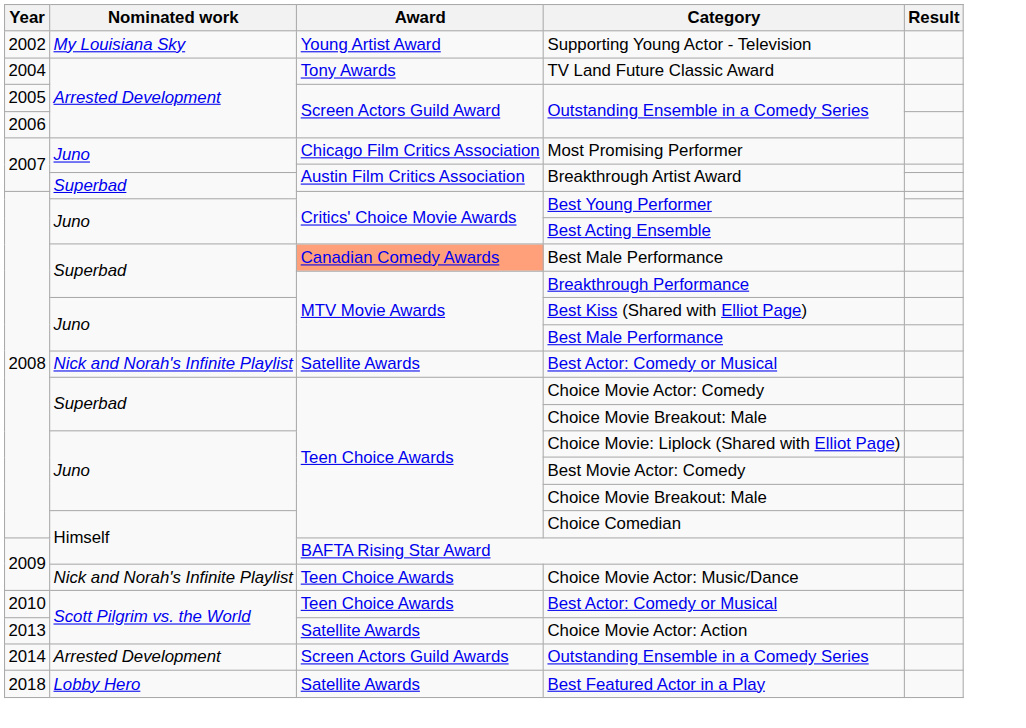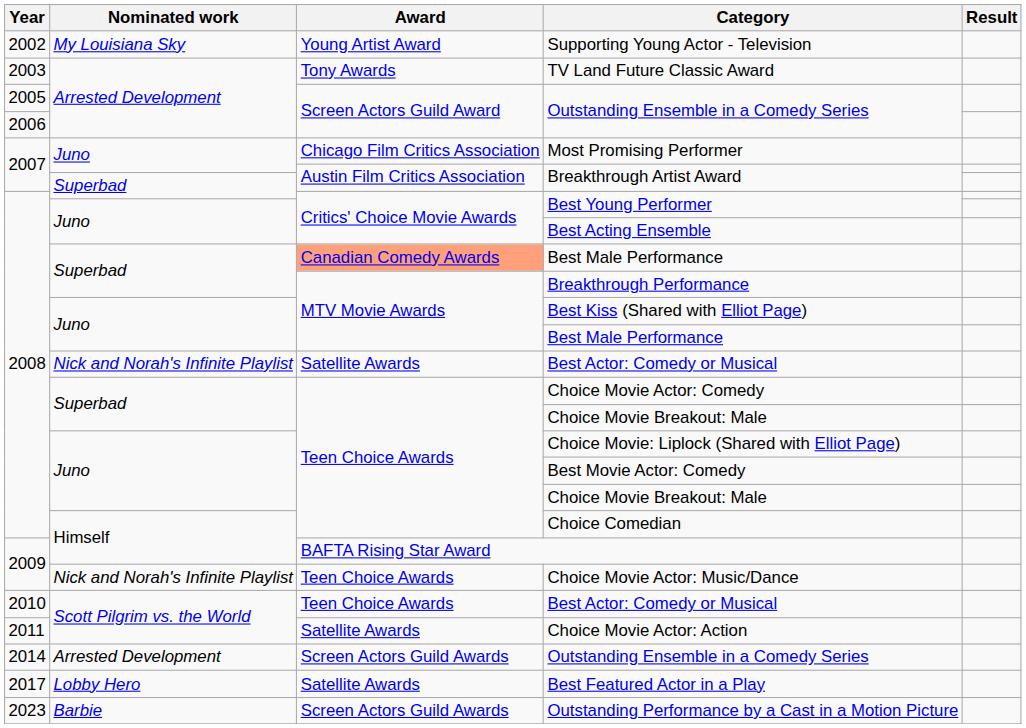(27, 71) 2004 -> (27, 71) 2003
(27, 630) 2013 -> (26, 630) 2011
(27, 683) 2018 -> (27, 683) 2017
+ row: (78, 710)
